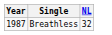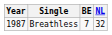+ column: (87, 11)
